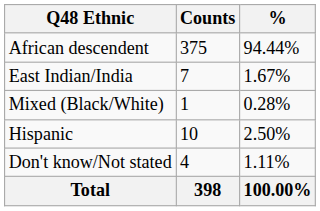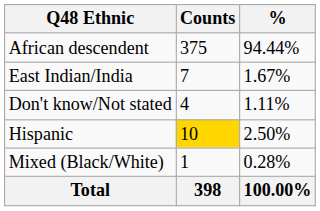rows swapped: (86, 104) <-> (90, 162)
(189, 133) no background -> (189, 133) gold background
